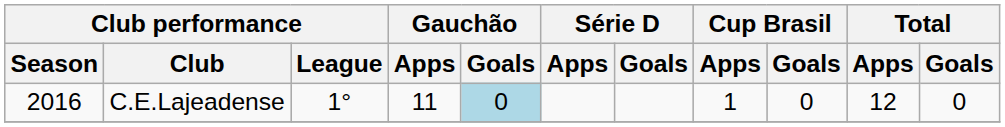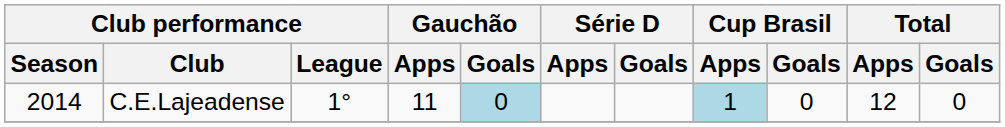(54, 102) 2016 -> (54, 102) 2014
(730, 102) no background -> (730, 102) lightblue background
